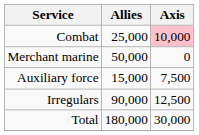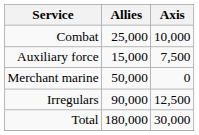(172, 36) pink background -> (172, 36) no background
rows swapped: (58, 78) <-> (53, 57)
